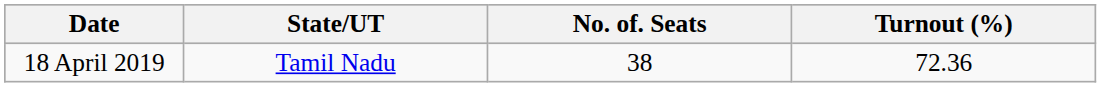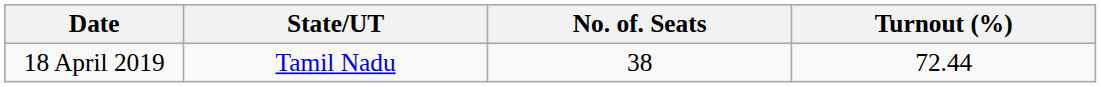(944, 62) 72.36 -> (944, 62) 72.44
